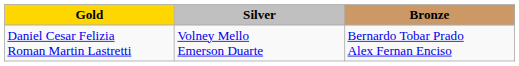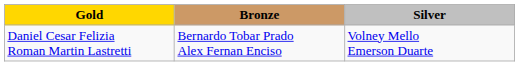columns swapped: (259, 14) <-> (430, 14)
